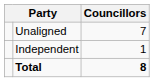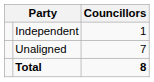rows swapped: (41, 31) <-> (47, 49)
